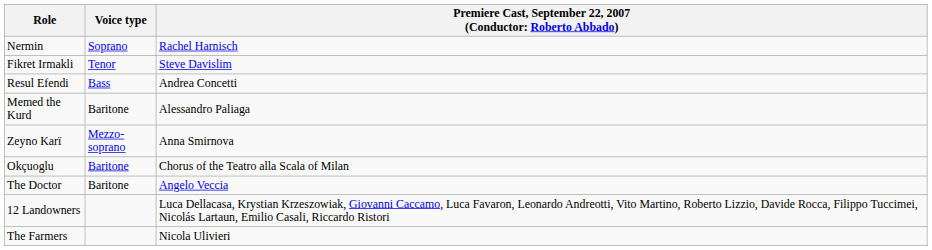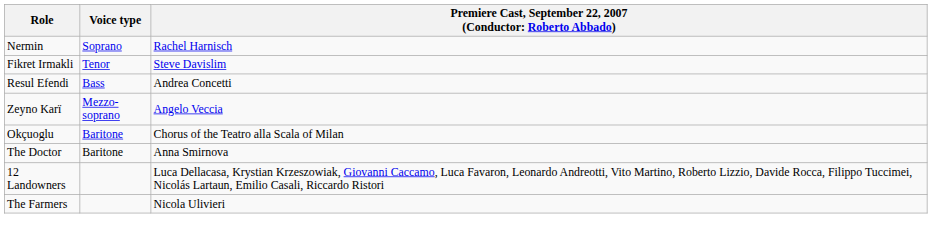- row: (34, 108)
(196, 141) Anna Smirnova -> (188, 108) Angelo Veccia
(194, 185) Angelo Veccia -> (191, 153) Anna Smirnova
